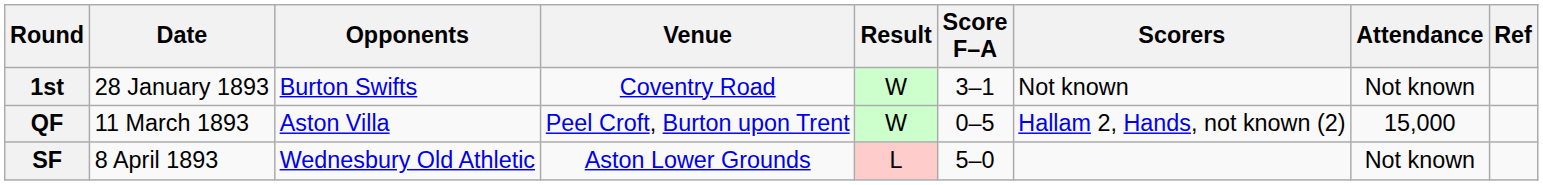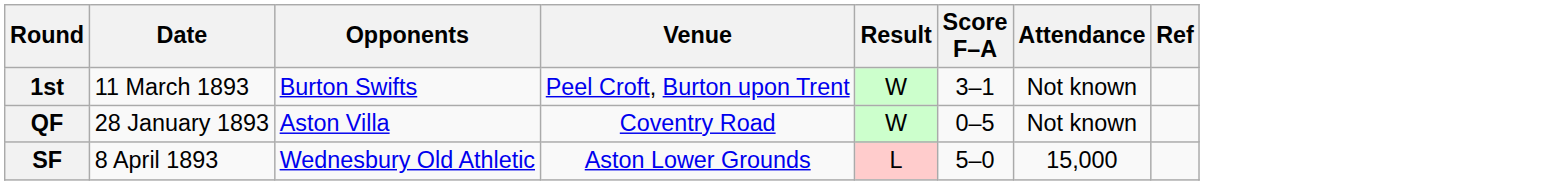- column: (1182, 36)
(182, 86) 28 January 1893 -> (172, 86) 11 March 1893
(698, 86) Coventry Road -> (698, 86) Peel Croft, Burton upon Trent
(172, 123) 11 March 1893 -> (182, 123) 28 January 1893
(698, 123) Peel Croft, Burton upon Trent -> (698, 123) Coventry Road
(1420, 123) 15,000 -> (1082, 123) Not known
(1420, 160) Not known -> (1082, 160) 15,000
